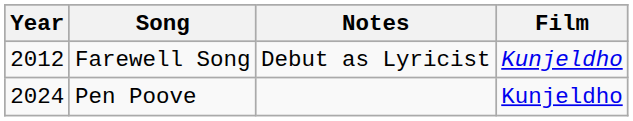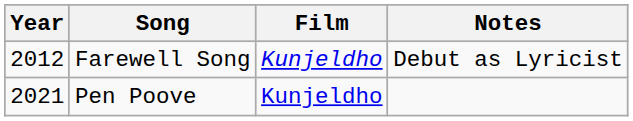columns swapped: (562, 23) <-> (376, 23)
(37, 97) 2024 -> (37, 97) 2021
